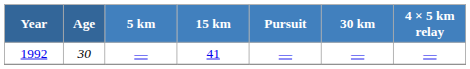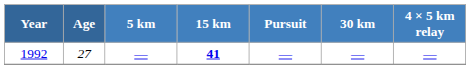(84, 53) 30 -> (84, 53) 27
(213, 53) normal -> (213, 53) bold
